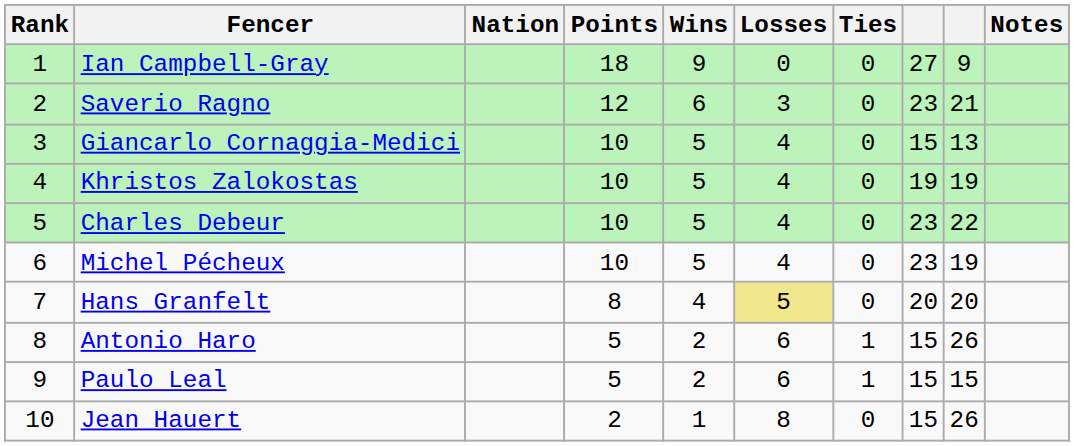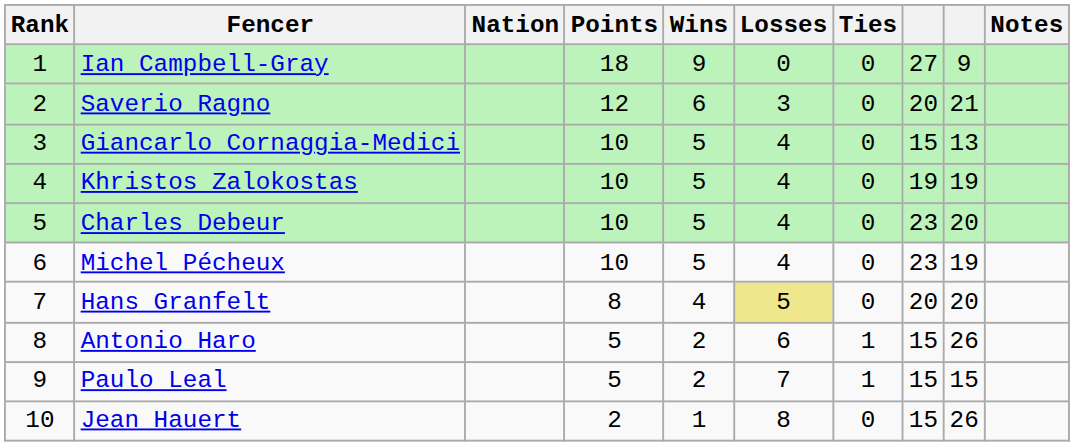(923, 104) 23 -> (923, 104) 20
(964, 223) 22 -> (964, 223) 20
(783, 381) 6 -> (783, 381) 7
